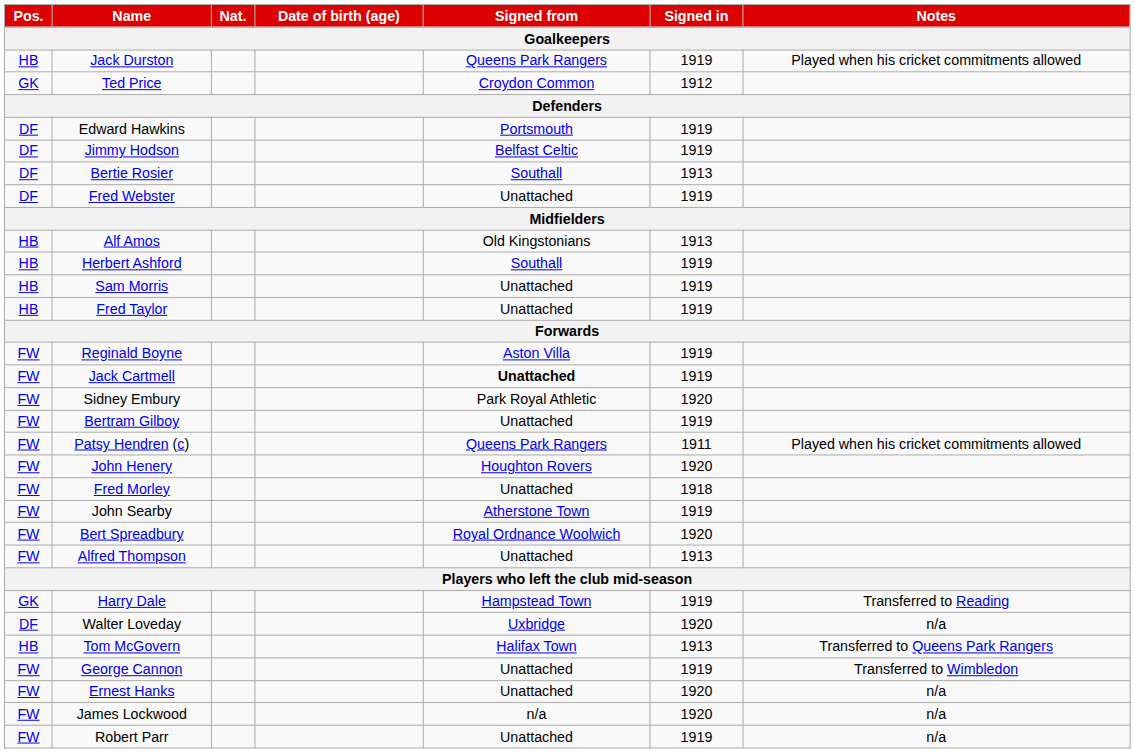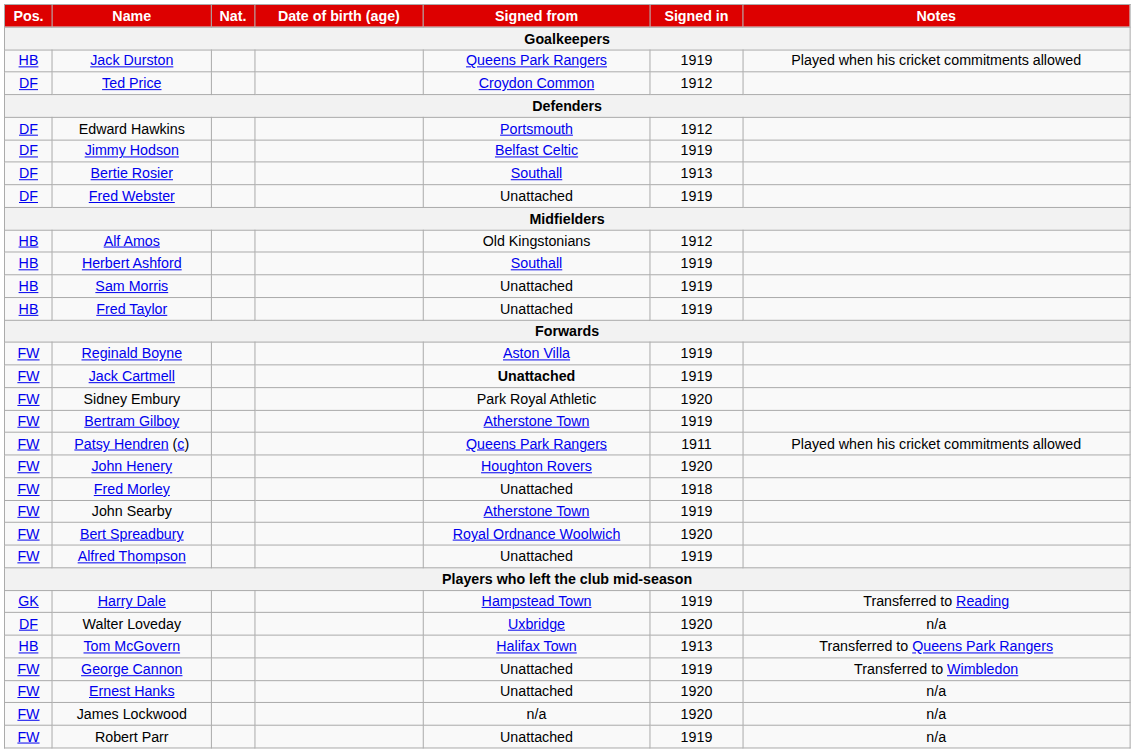(28, 84) GK -> (28, 84) DF
(696, 129) 1919 -> (696, 129) 1912
(696, 241) 1913 -> (696, 241) 1912
(537, 422) Unattached -> (537, 422) Atherstone Town
(696, 557) 1913 -> (696, 557) 1919
